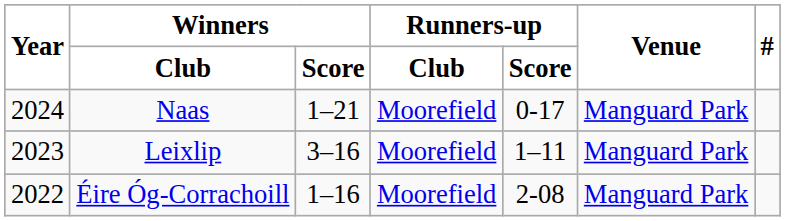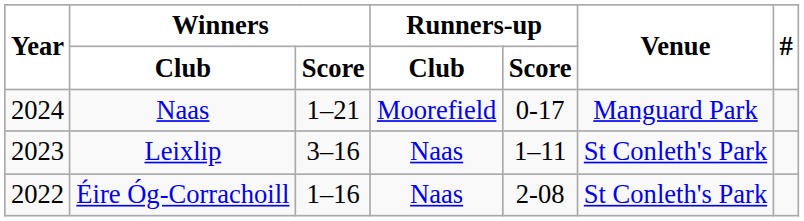(437, 151) Moorefield -> (437, 151) Naas
(666, 151) Manguard Park -> (676, 151) St Conleth's Park
(437, 194) Moorefield -> (437, 194) Naas
(666, 194) Manguard Park -> (676, 194) St Conleth's Park
